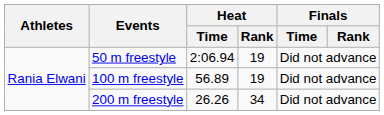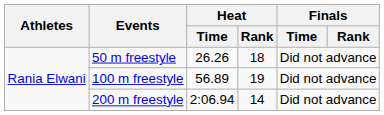(212, 58) 2:06.94 -> (212, 58) 26.26
(257, 58) 19 -> (257, 58) 18
(212, 100) 26.26 -> (212, 100) 2:06.94
(257, 100) 34 -> (257, 100) 14
